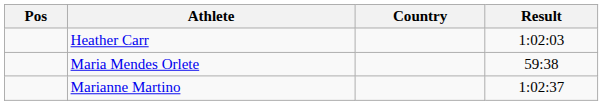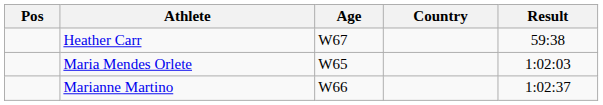+ column: (349, 16)
(541, 40) 1:02:03 -> (548, 40) 59:38
(541, 64) 59:38 -> (548, 64) 1:02:03
